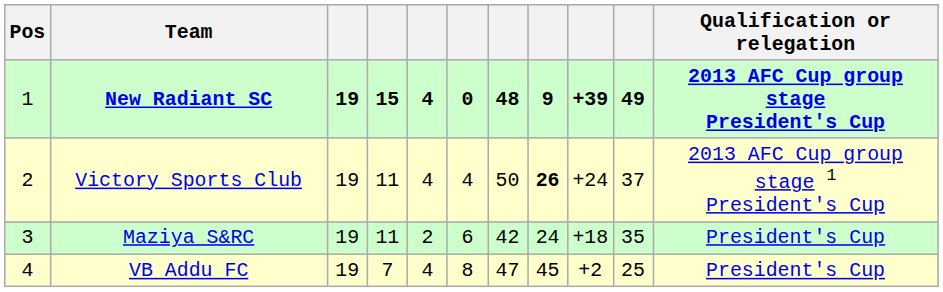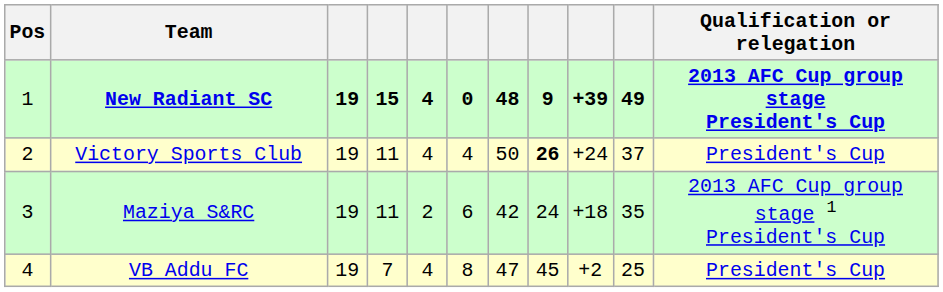(796, 180) 2013 AFC Cup group stage 1 President's Cup -> (796, 155) President's Cup
(796, 238) President's Cup -> (796, 213) 2013 AFC Cup group stage 1 President's Cup
